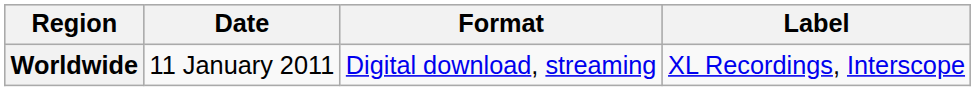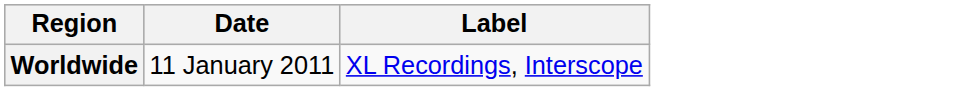- column: (501, 24)
